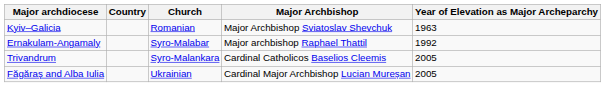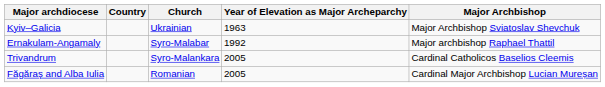columns swapped: (507, 12) <-> (317, 12)
(173, 27) Romanian -> (171, 27) Ukrainian
(171, 74) Ukrainian -> (173, 74) Romanian
